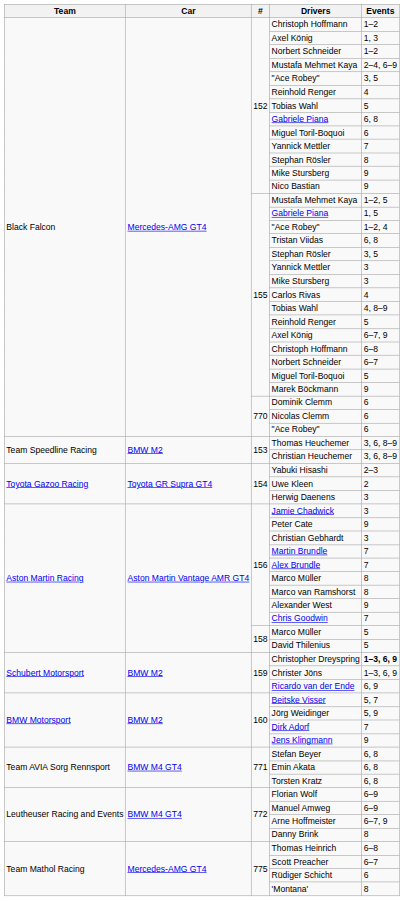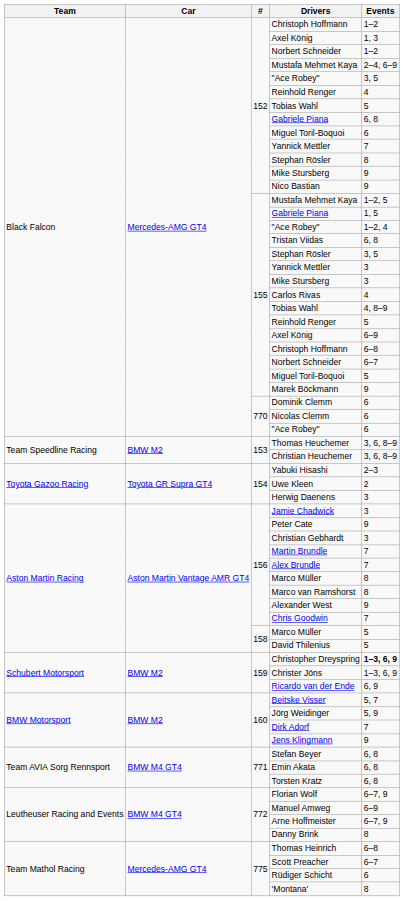(376, 335) 6–7, 9 -> (371, 335) 6–9
(371, 794) 6–9 -> (376, 794) 6–7, 9
